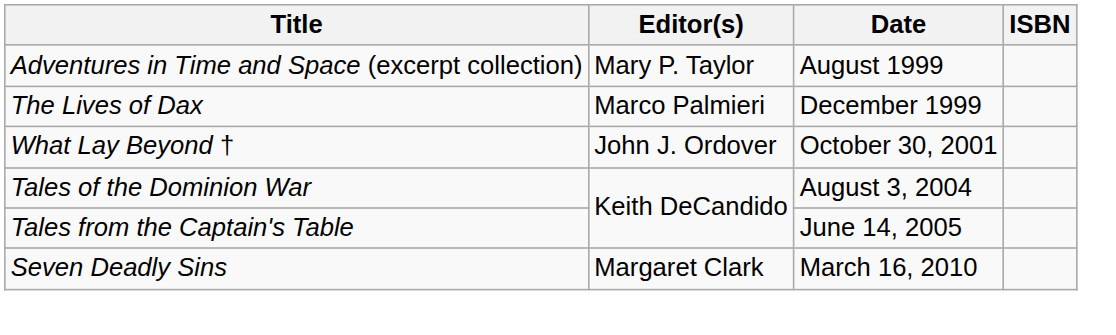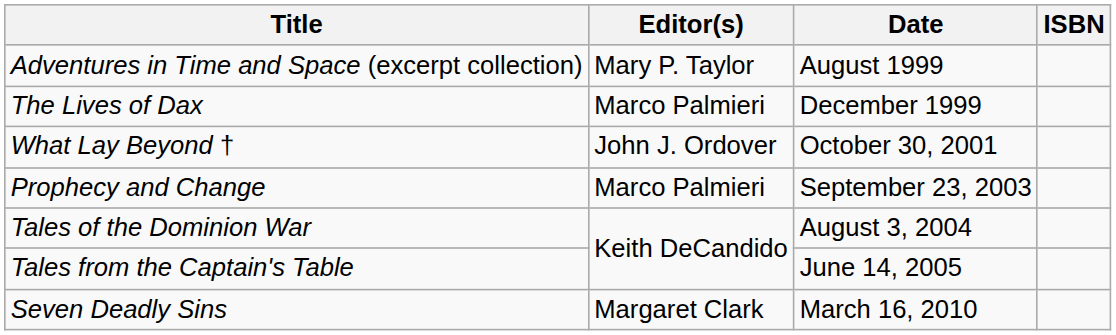+ row: (138, 187)
